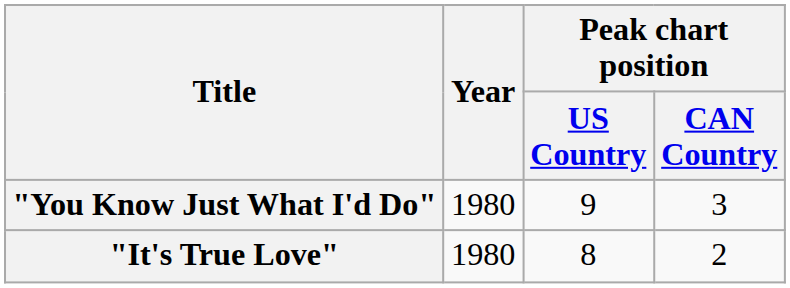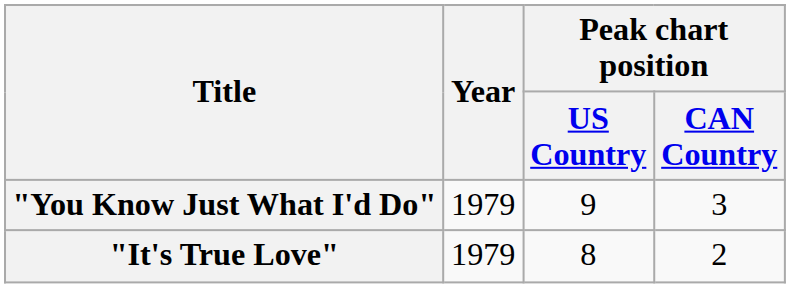(483, 204) 1980 -> (483, 204) 1979
(483, 255) 1980 -> (483, 255) 1979
